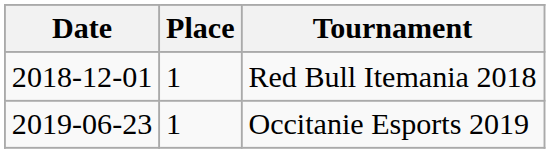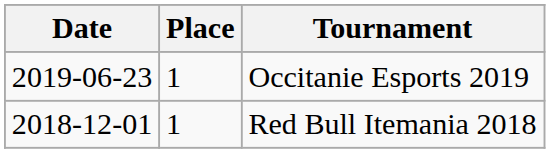rows swapped: (393, 76) <-> (389, 123)
